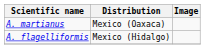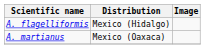rows swapped: (47, 37) <-> (35, 24)
